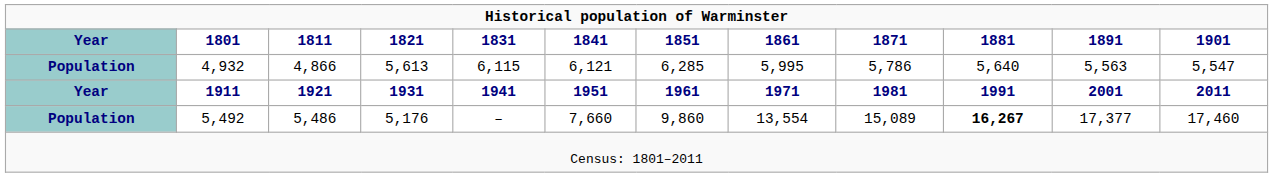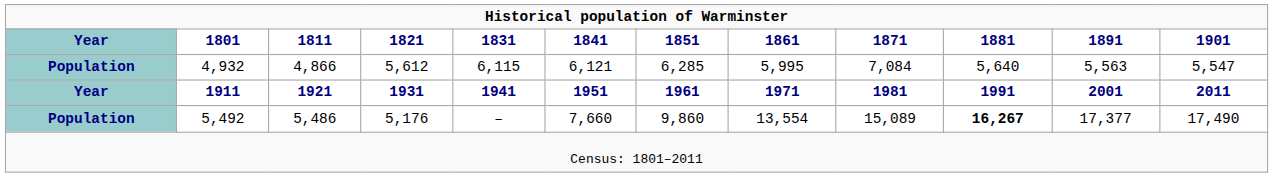(407, 67) 5,613 -> (407, 67) 5,612
(890, 67) 5,786 -> (890, 67) 7,084
(1213, 118) 17,460 -> (1213, 118) 17,490
